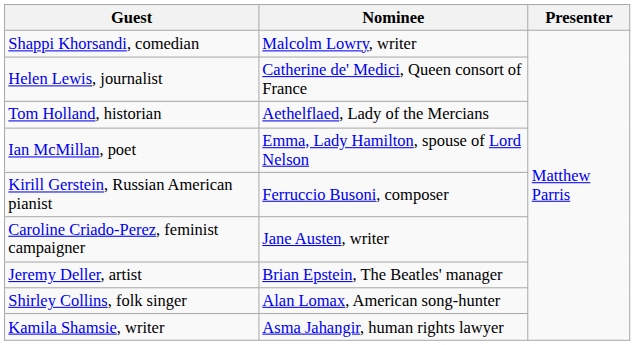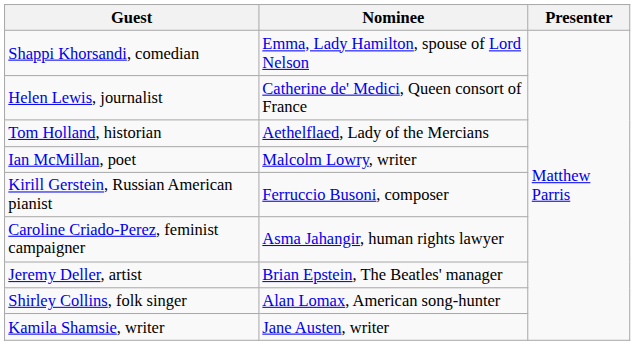(339, 43) Malcolm Lowry, writer -> (392, 52) Emma, Lady Hamilton, spouse of Lord Nelson
(392, 149) Emma, Lady Hamilton, spouse of Lord Nelson -> (339, 159) Malcolm Lowry, writer
(326, 239) Jane Austen, writer -> (383, 239) Asma Jahangir, human rights lawyer
(383, 326) Asma Jahangir, human rights lawyer -> (326, 326) Jane Austen, writer
